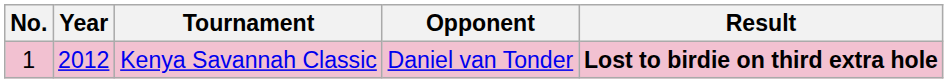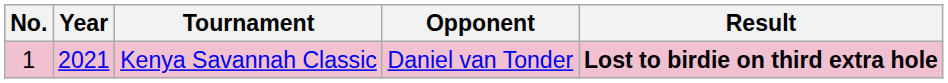(84, 60) 2012 -> (84, 60) 2021
